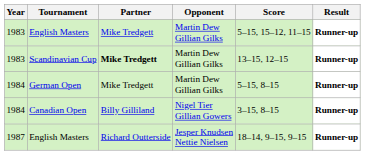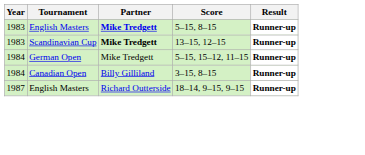- column: (204, 12)
(127, 33) normal -> (129, 27) bold
(274, 33) 5–15, 15–12, 11–15 -> (196, 27) 5–15, 8–15
(258, 85) 5–15, 8–15 -> (212, 58) 5–15, 15–12, 11–15
